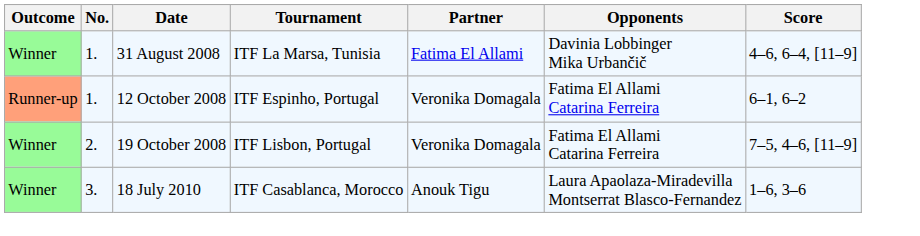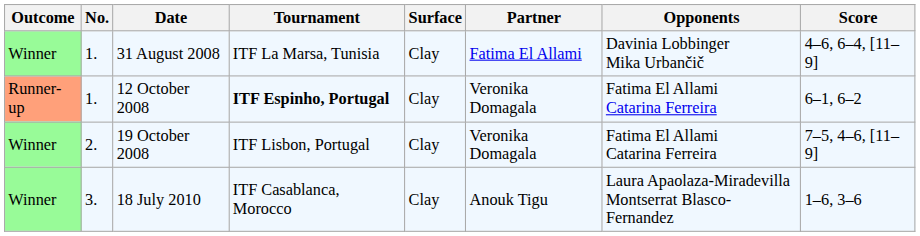+ column: (435, 17)
(306, 98) normal -> (311, 98) bold
